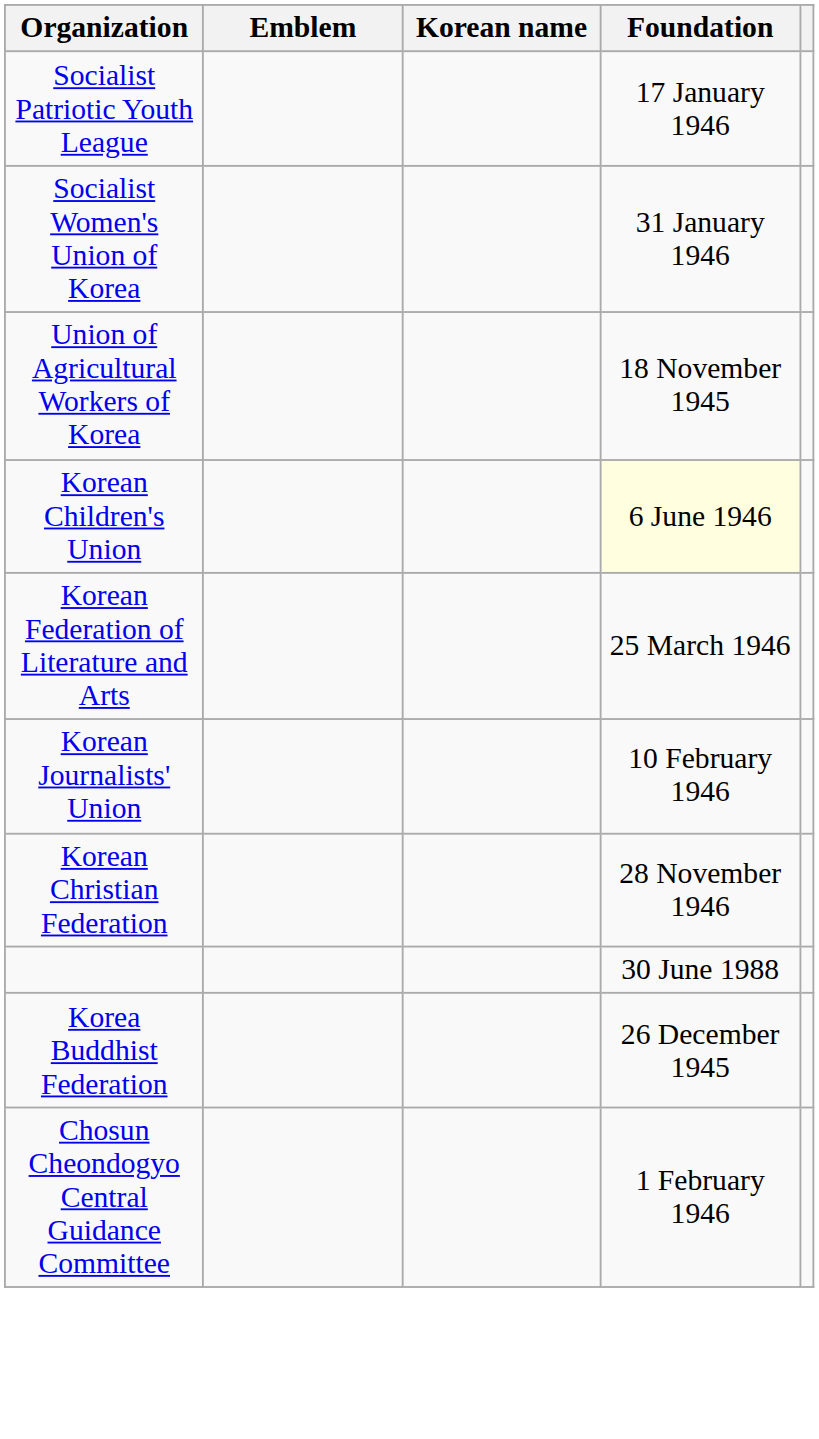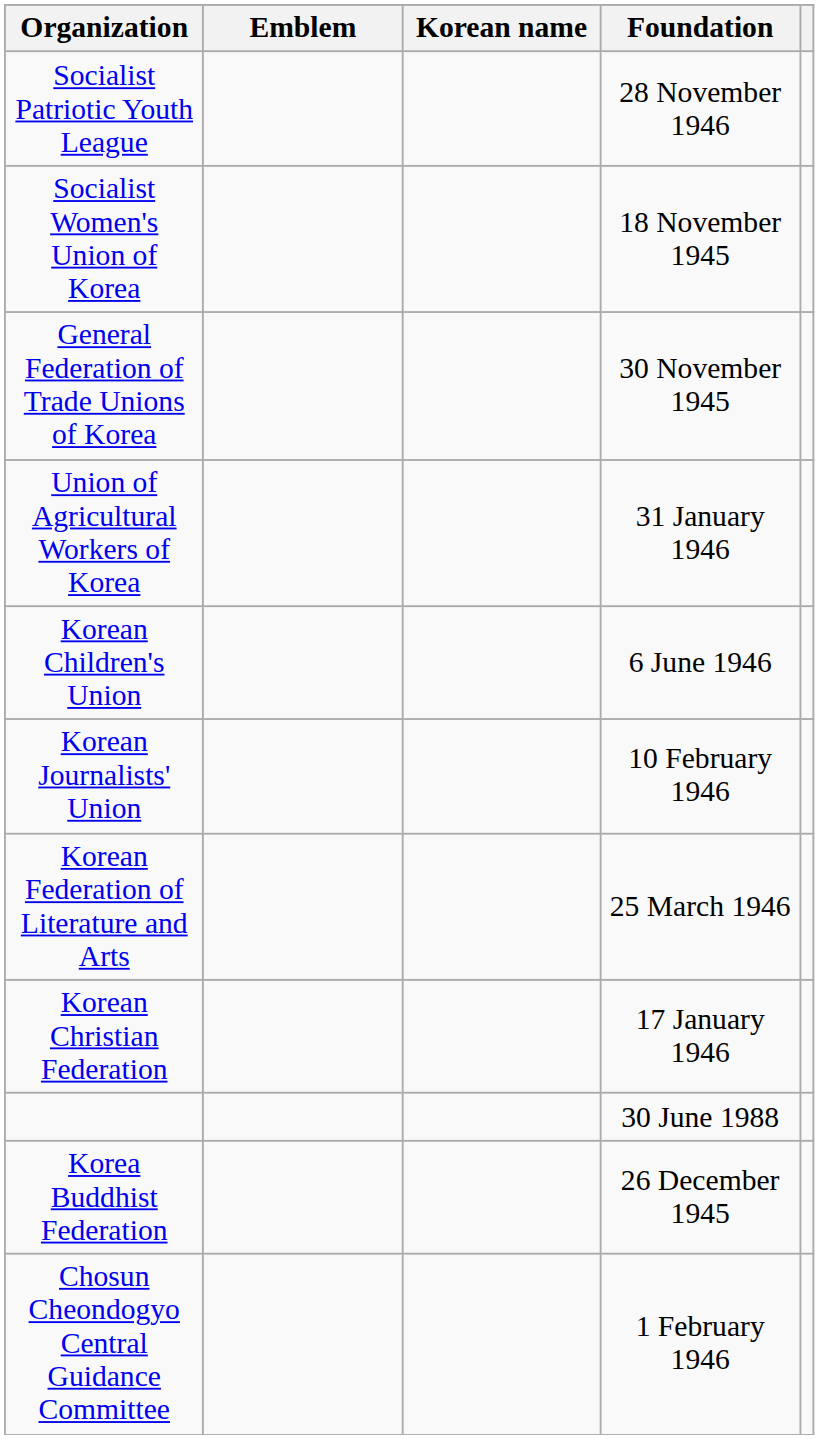(700, 108) 17 January 1946 -> (700, 108) 28 November 1946
(700, 238) 31 January 1946 -> (700, 238) 18 November 1945
+ row: (104, 385)
(700, 385) 18 November 1945 -> (700, 532) 31 January 1946
(700, 515) lightyellow background -> (700, 662) no background
rows swapped: (104, 775) <-> (104, 645)
(700, 889) 28 November 1946 -> (700, 1036) 17 January 1946
